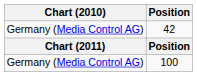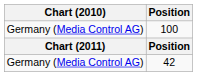rows swapped: (169, 29) <-> (169, 63)
